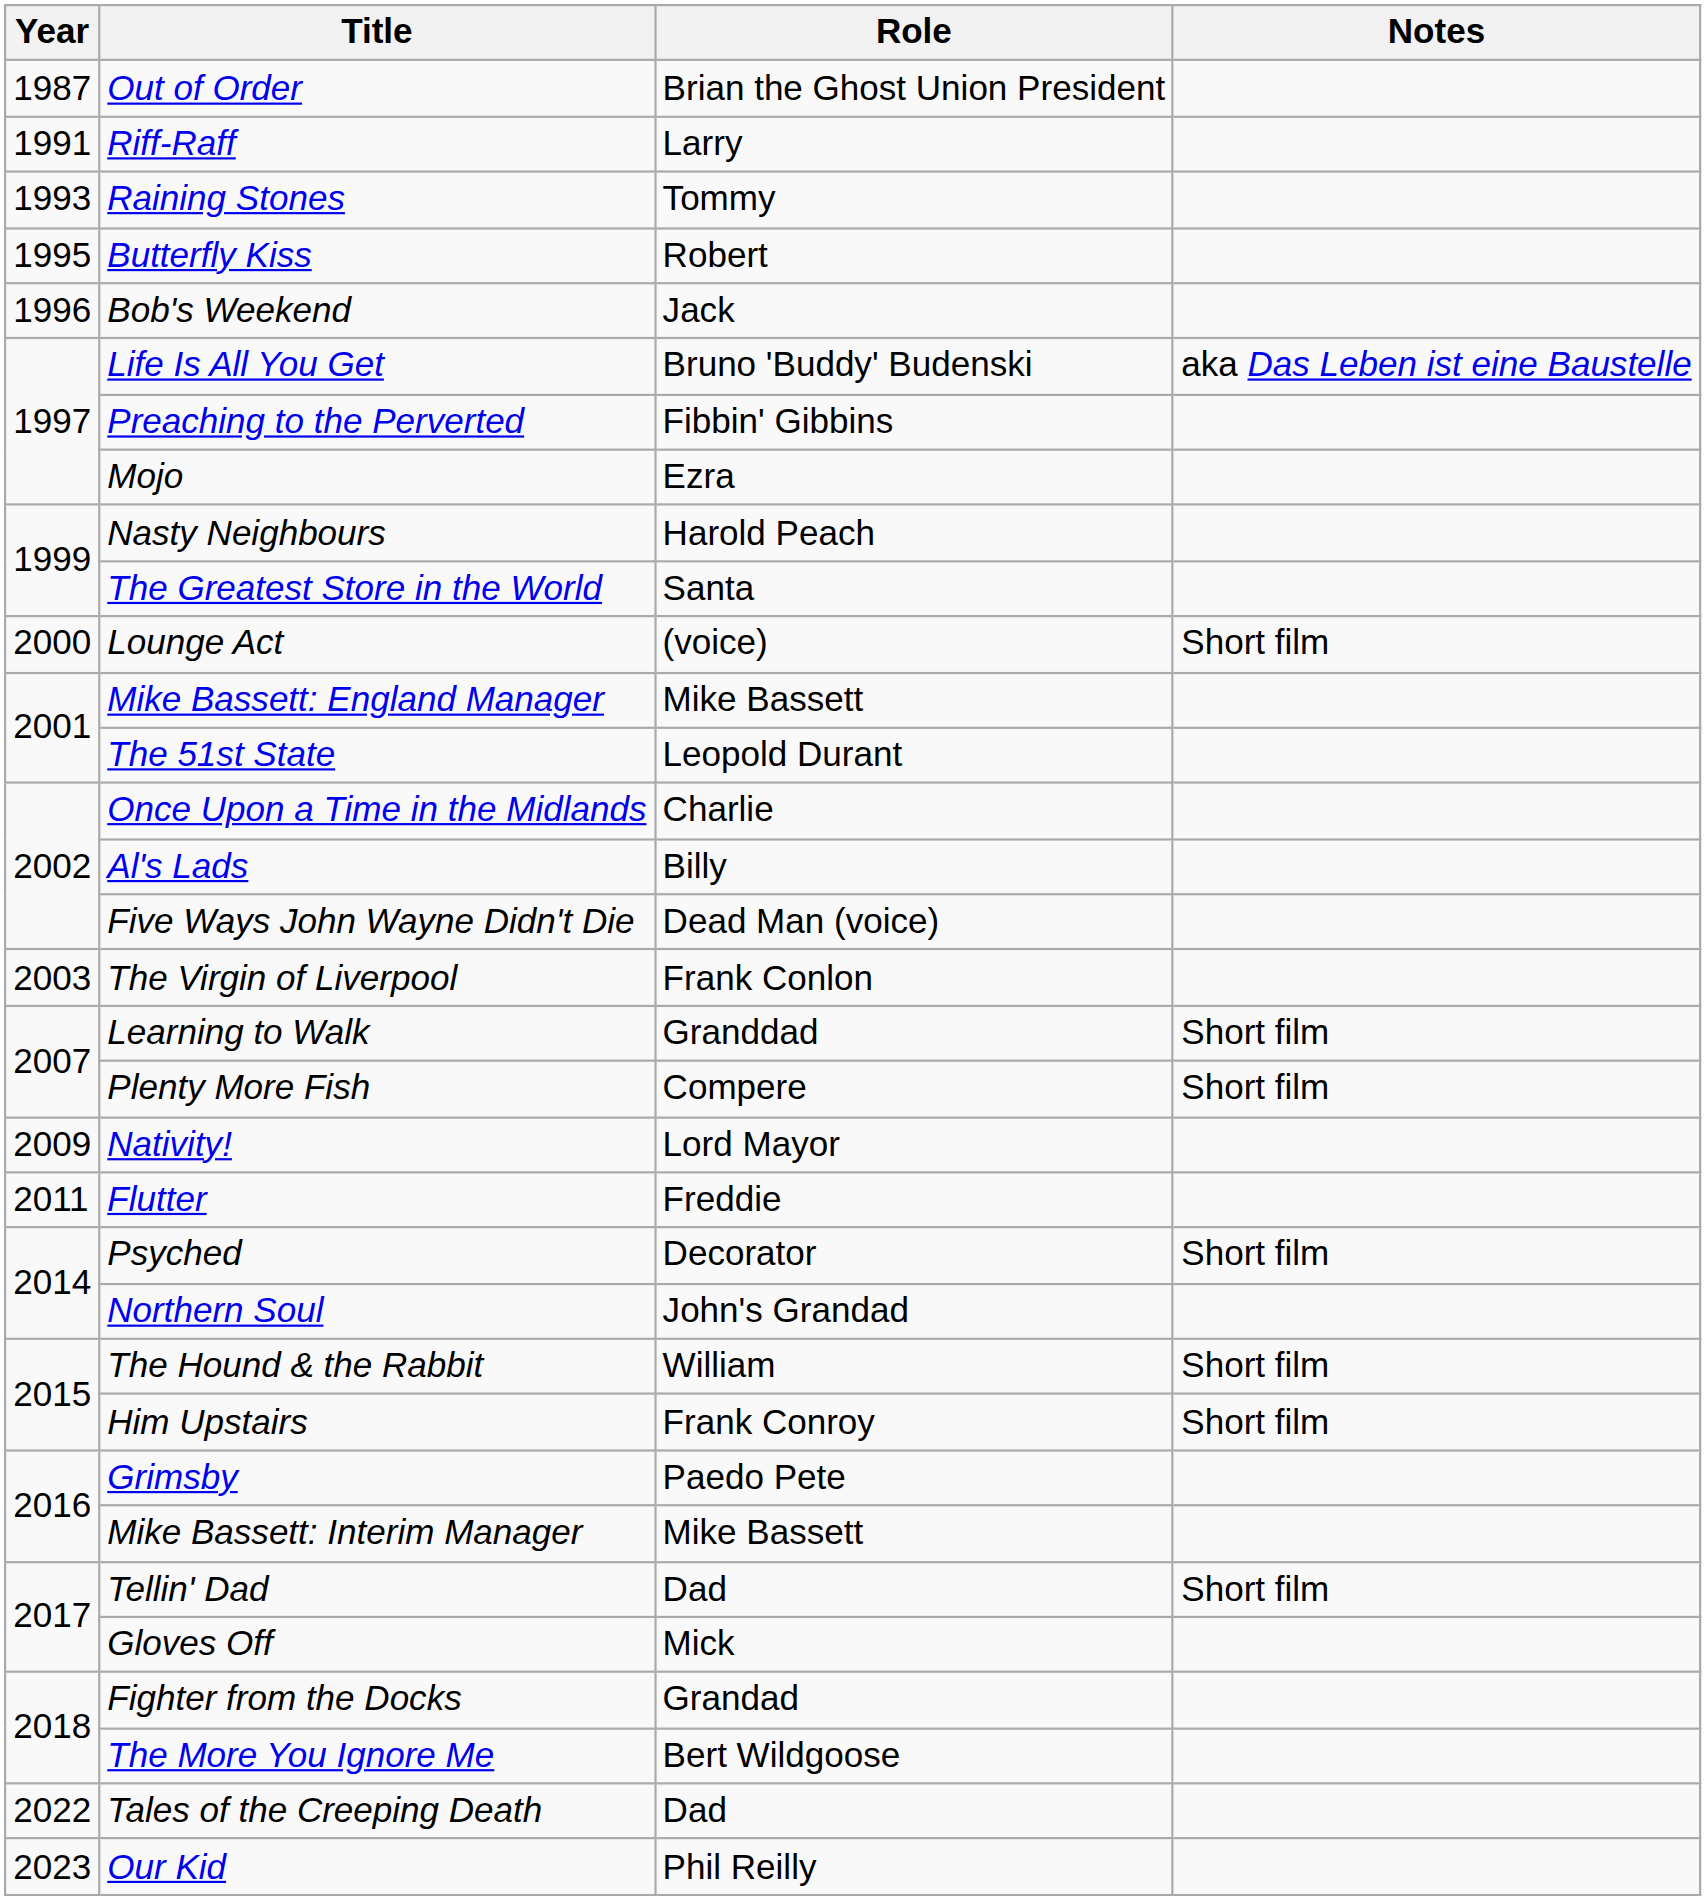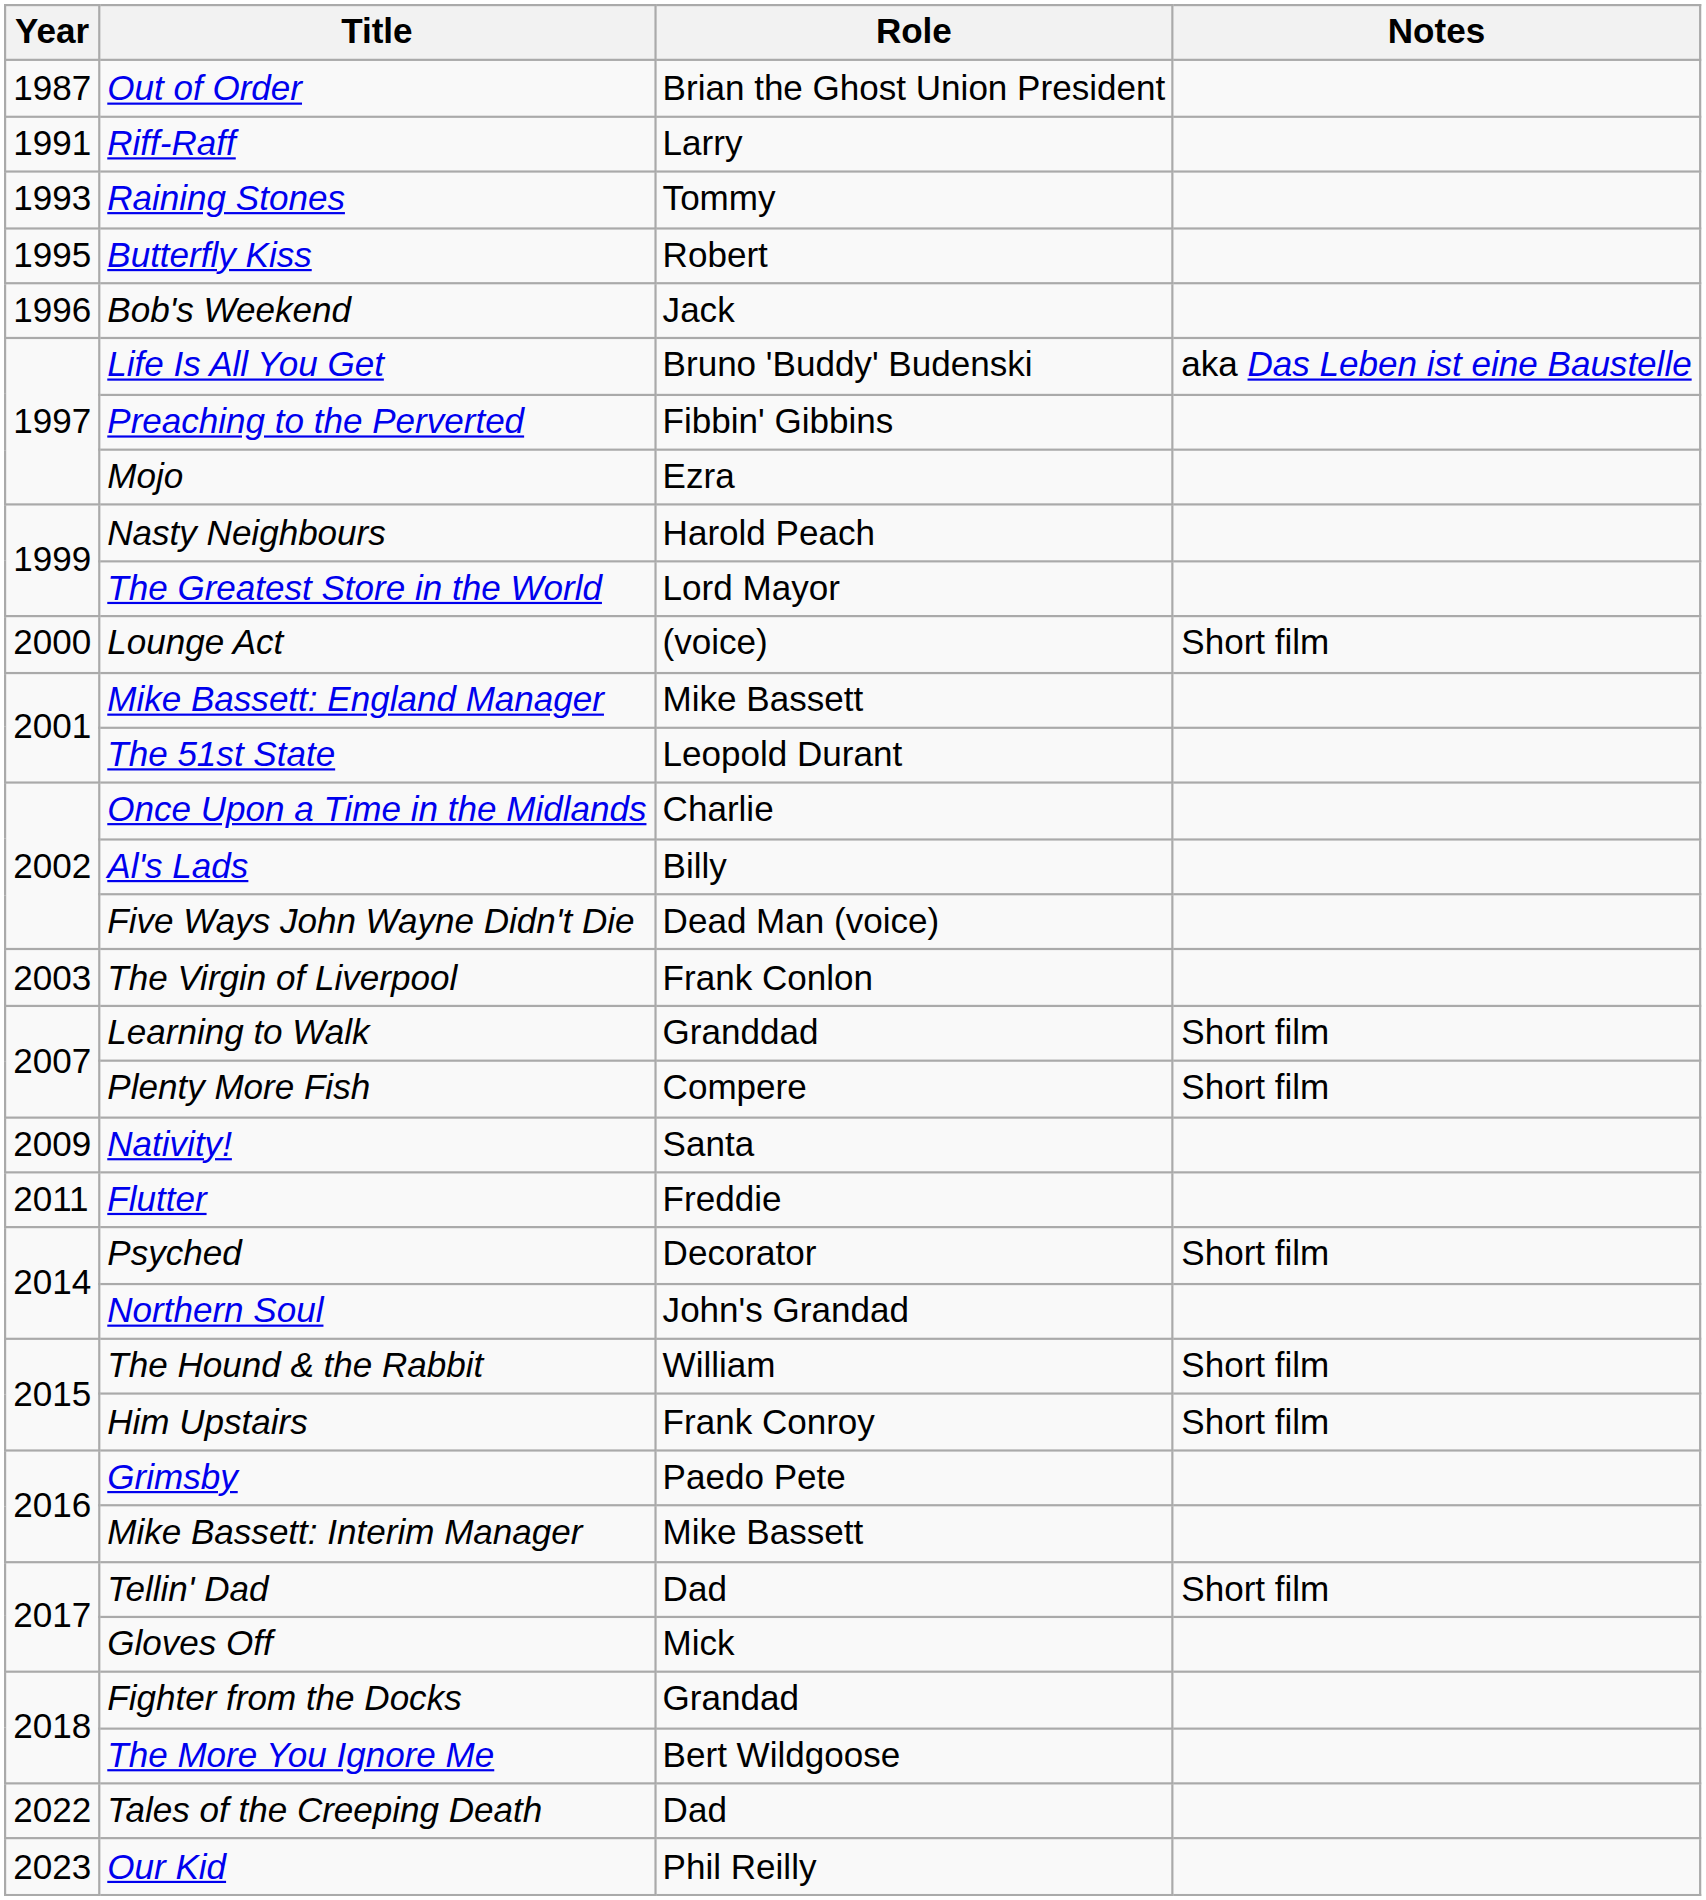(708, 587) Santa -> (751, 587) Lord Mayor
(751, 1143) Lord Mayor -> (708, 1143) Santa
